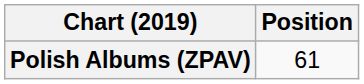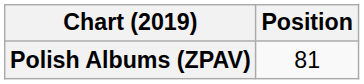(307, 59) 61 -> (307, 59) 81
